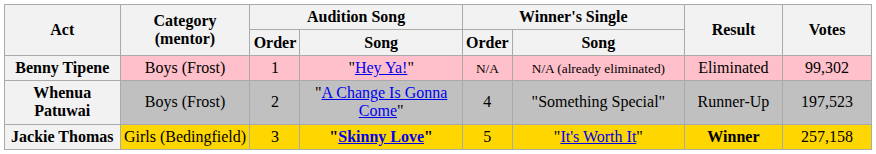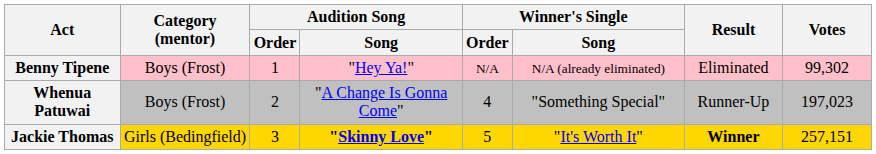(827, 102) 197,523 -> (827, 102) 197,023
(827, 136) 257,158 -> (827, 136) 257,151
